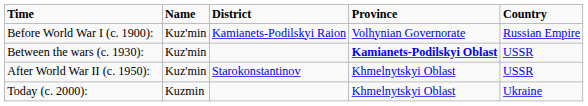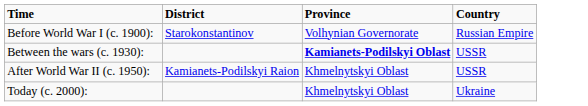- column: (180, 14)
(279, 33) Kamianets-Podilskyi Raion -> (209, 33) Starokonstantinov
(256, 71) Starokonstantinov -> (232, 71) Kamianets-Podilskyi Raion
